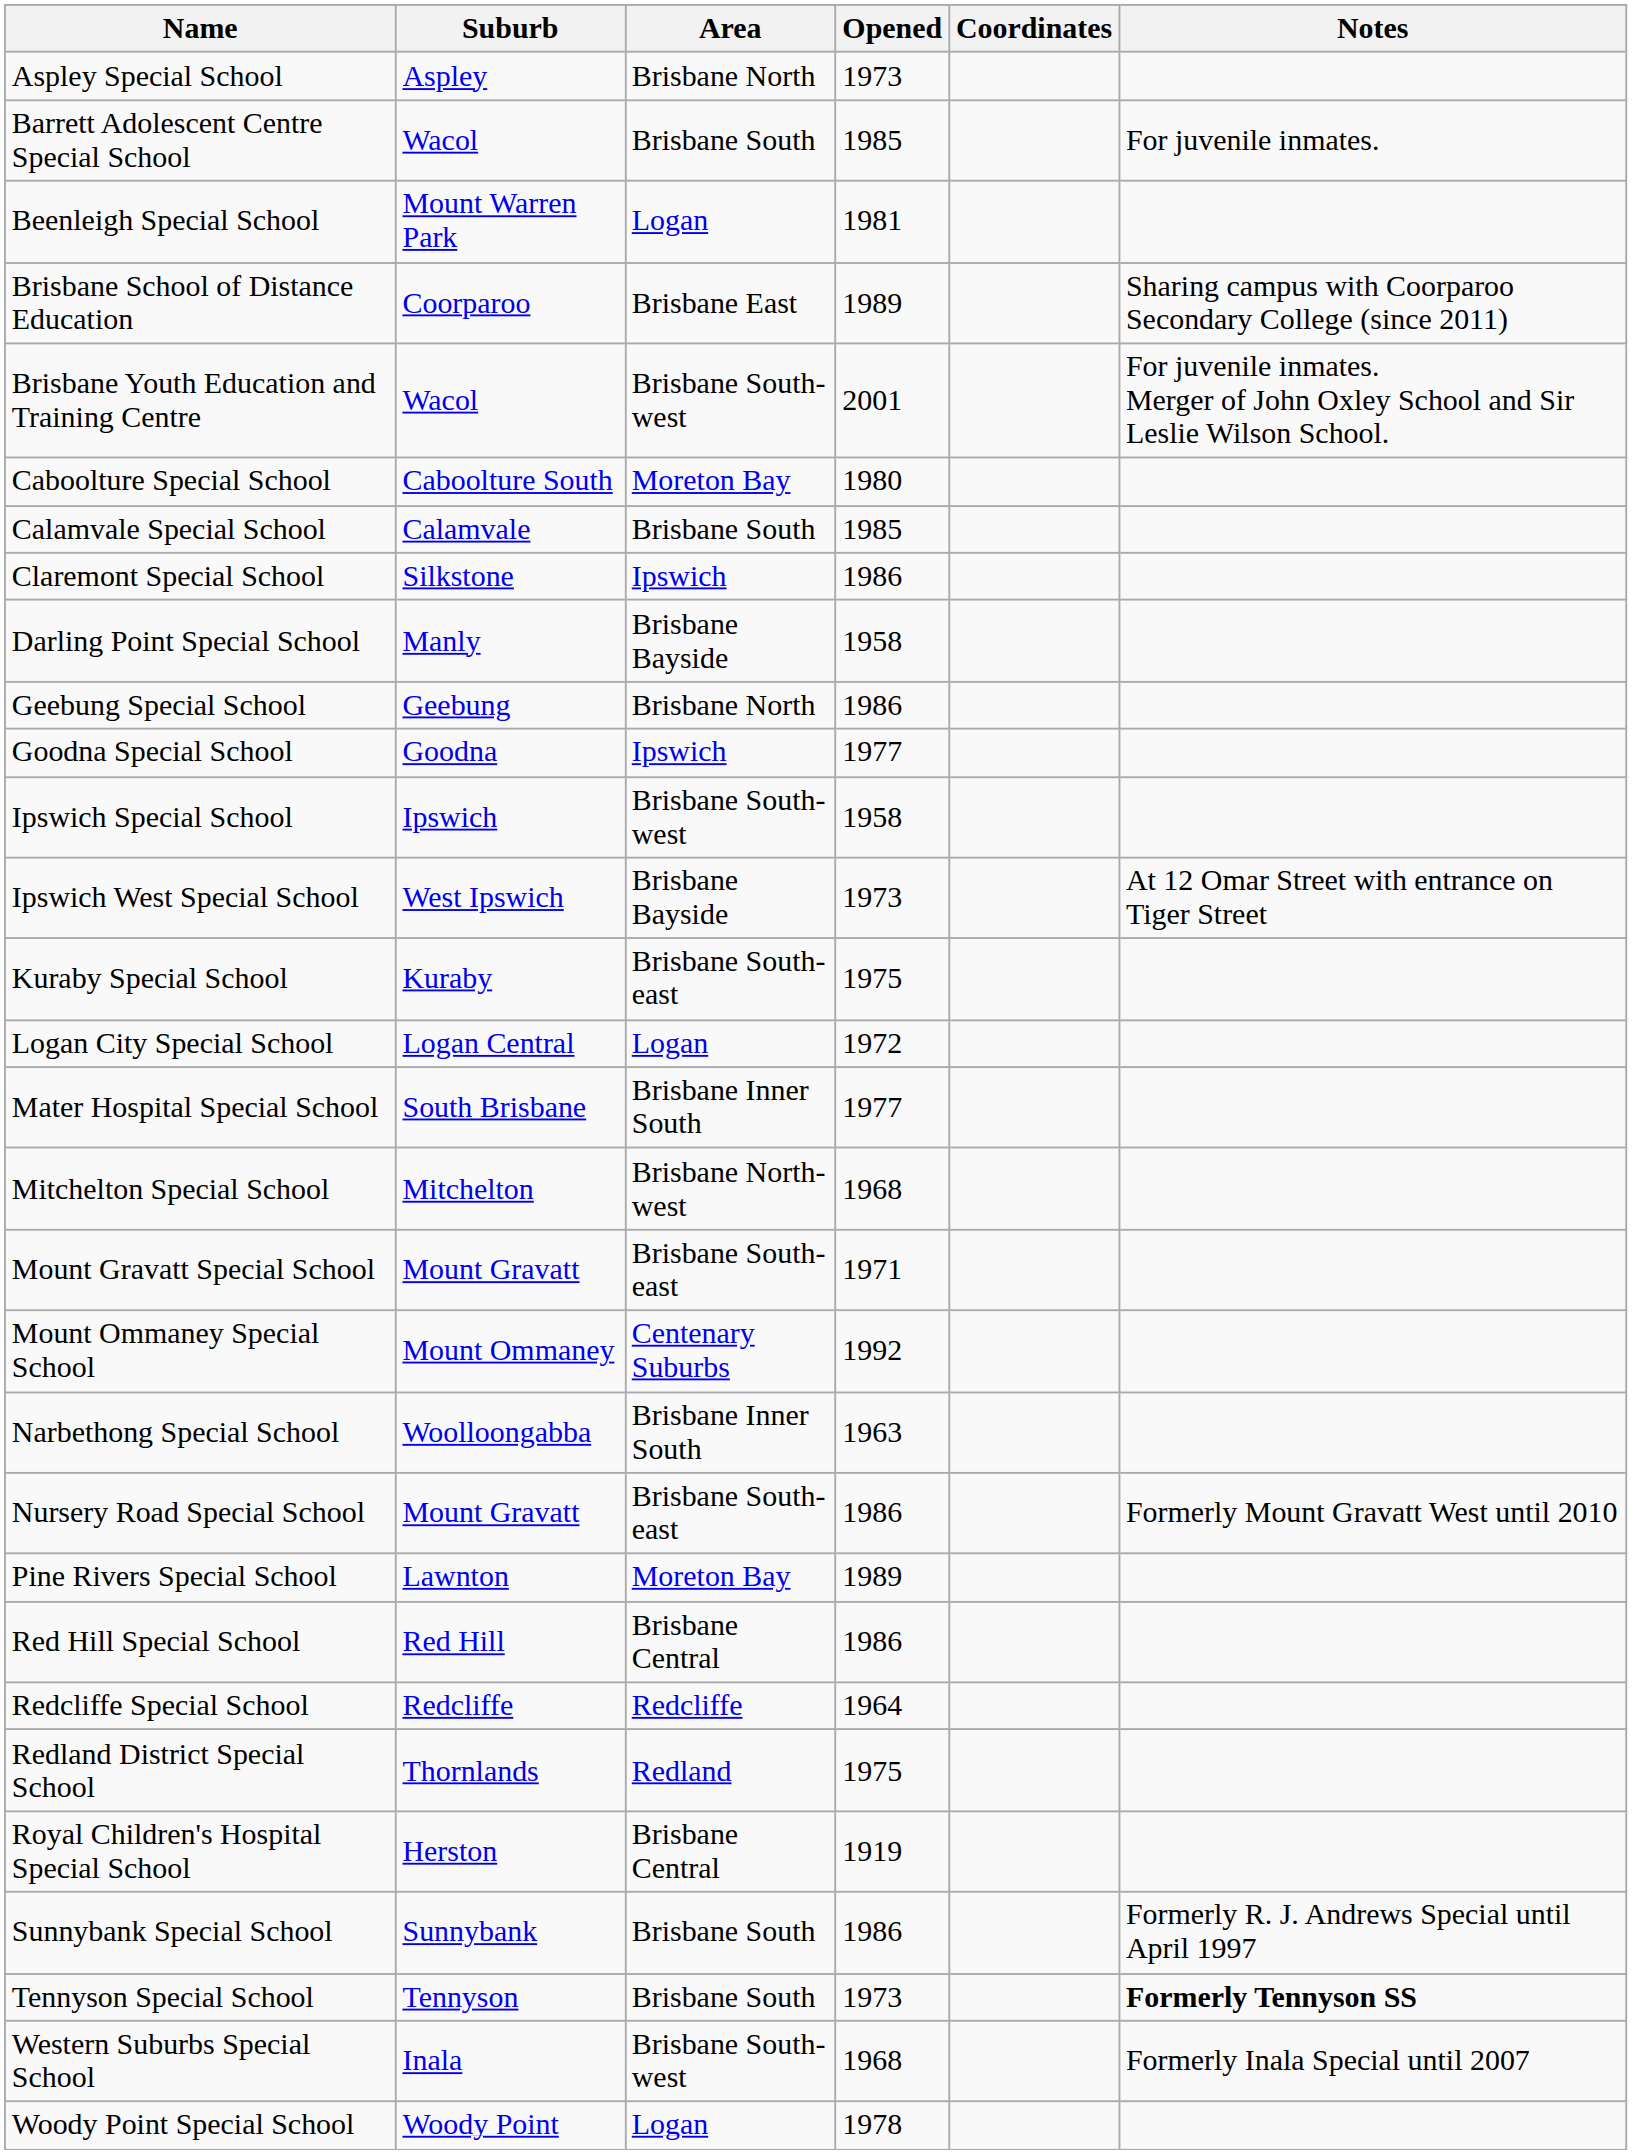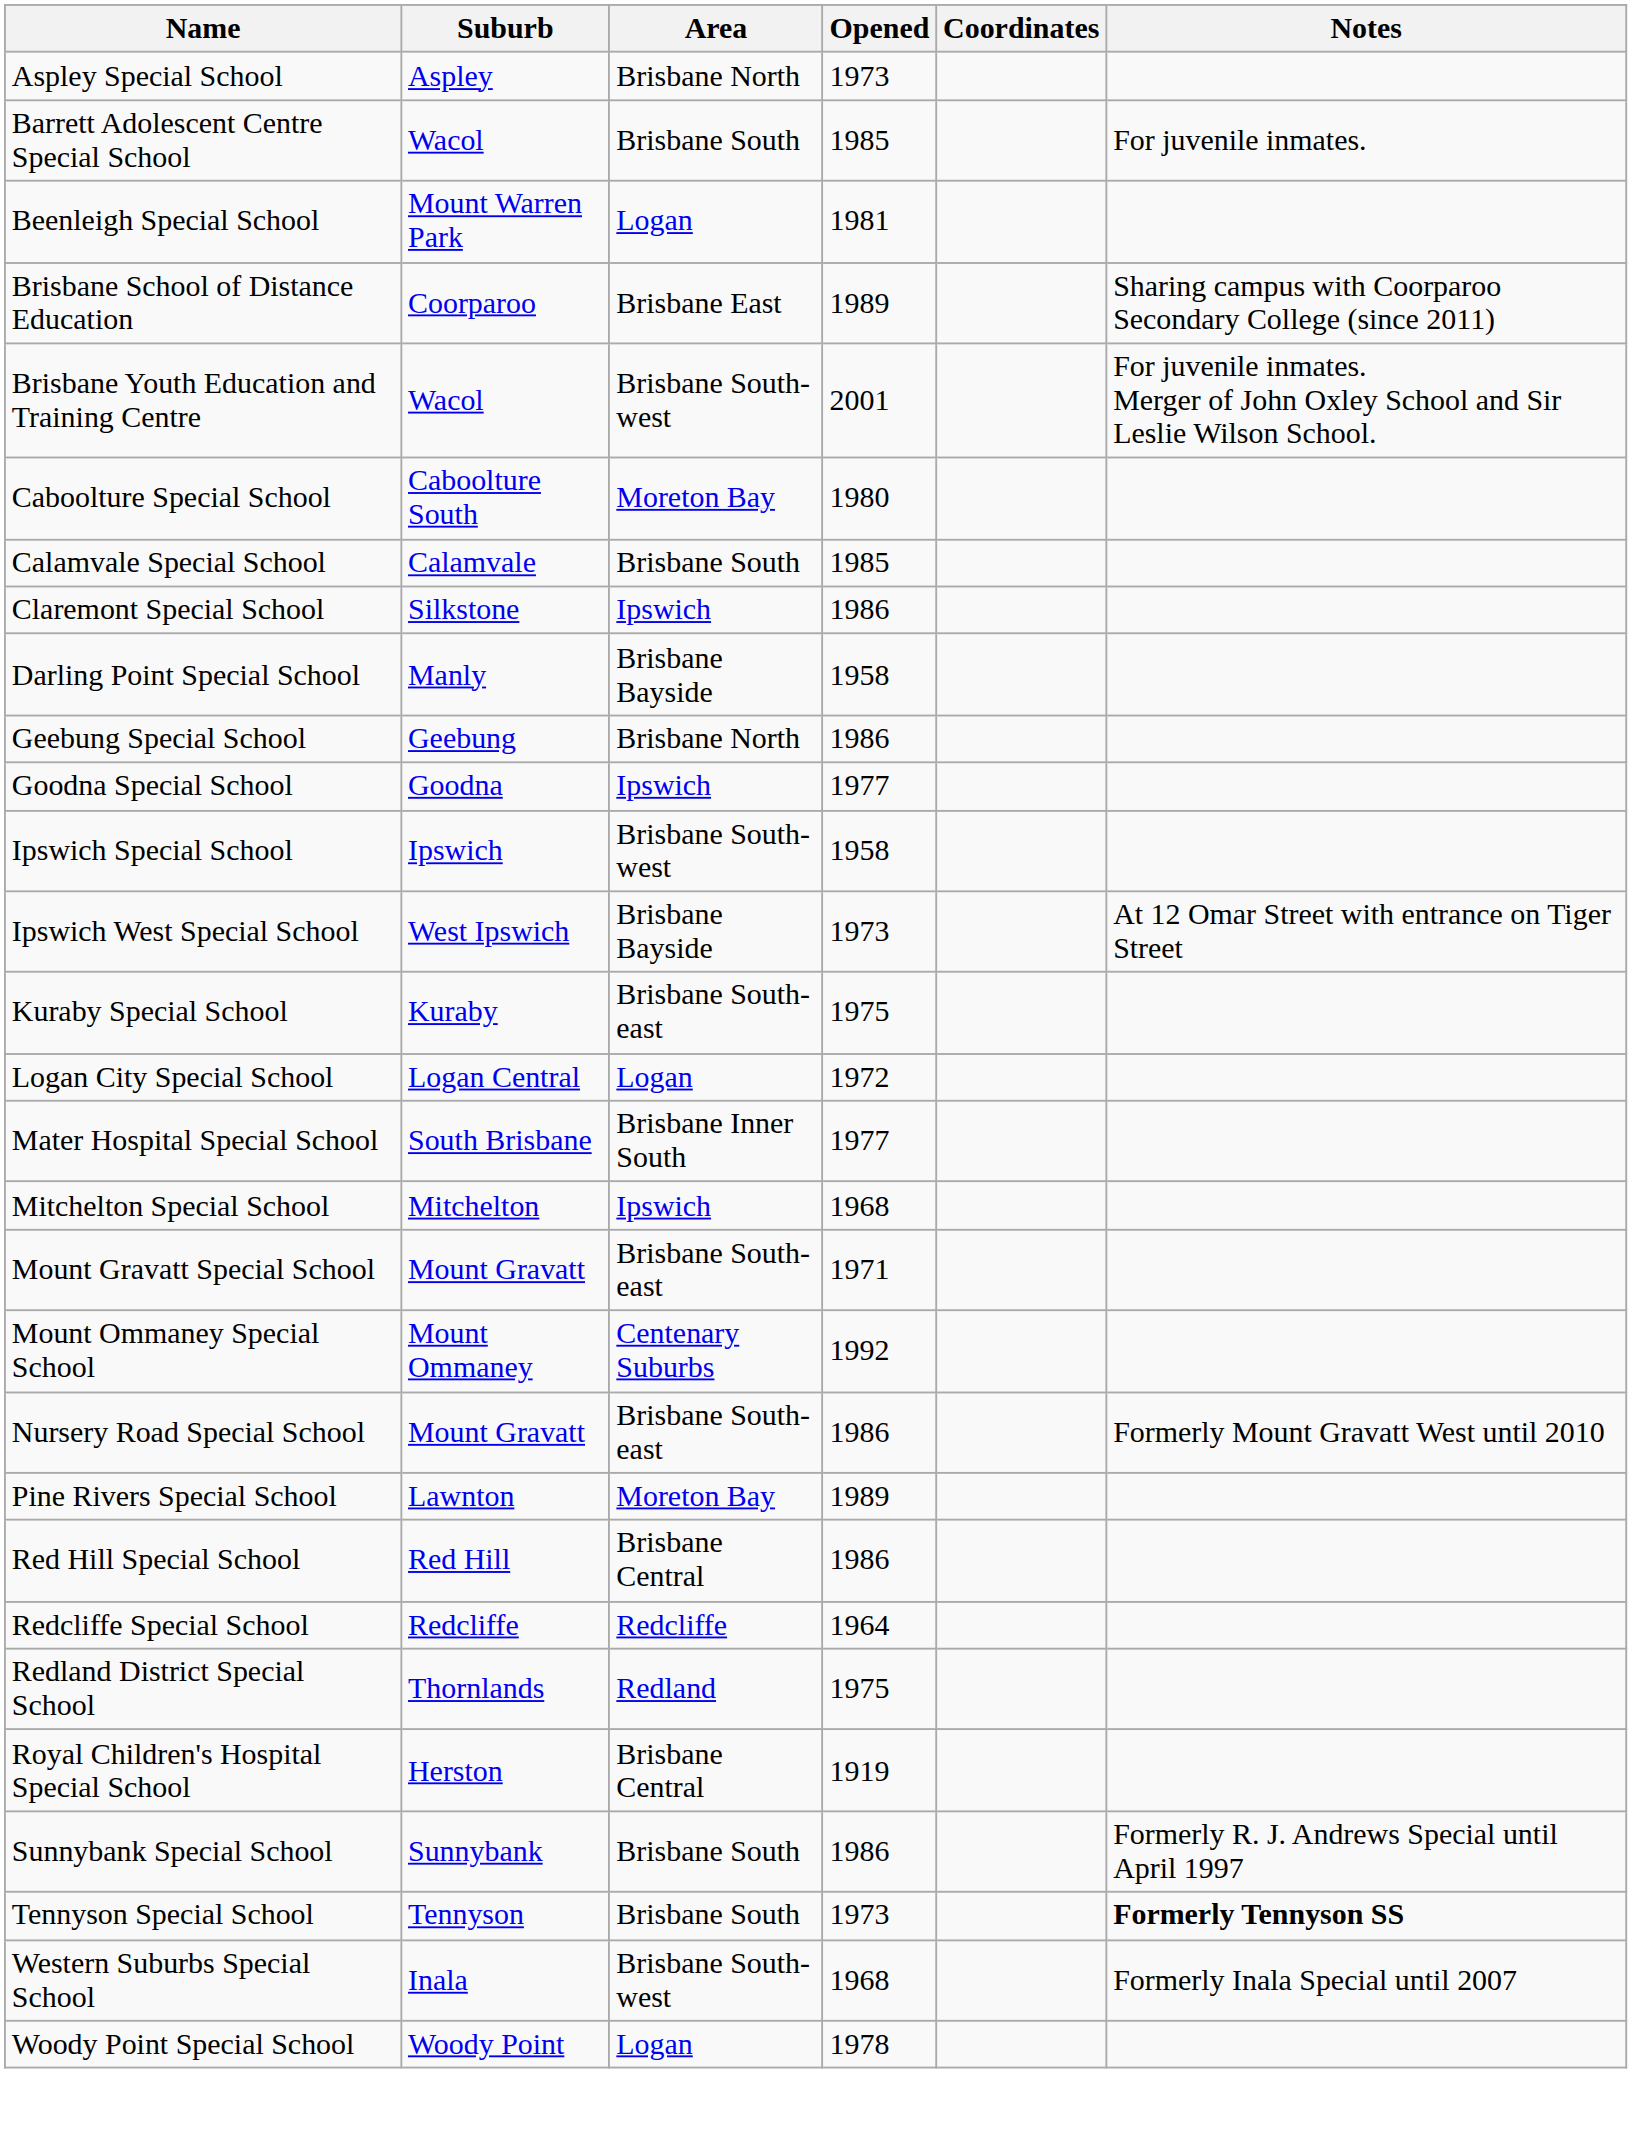(729, 1188) Brisbane North-west -> (664, 1205) Ipswich
- row: (176, 1431)
